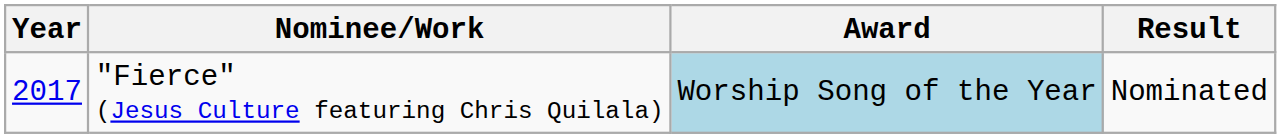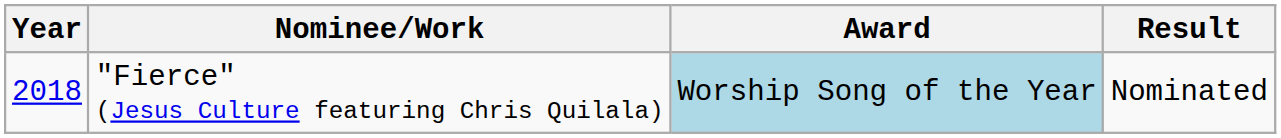(47, 93) 2017 -> (47, 93) 2018
